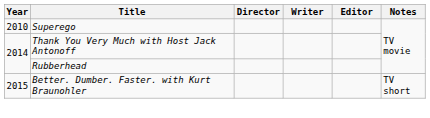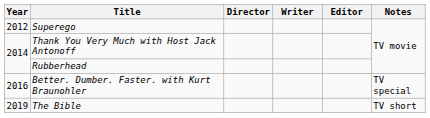(17, 26) 2010 -> (17, 26) 2012
(17, 86) 2015 -> (17, 86) 2016
(397, 86) TV short -> (392, 86) TV special
+ row: (57, 105)
